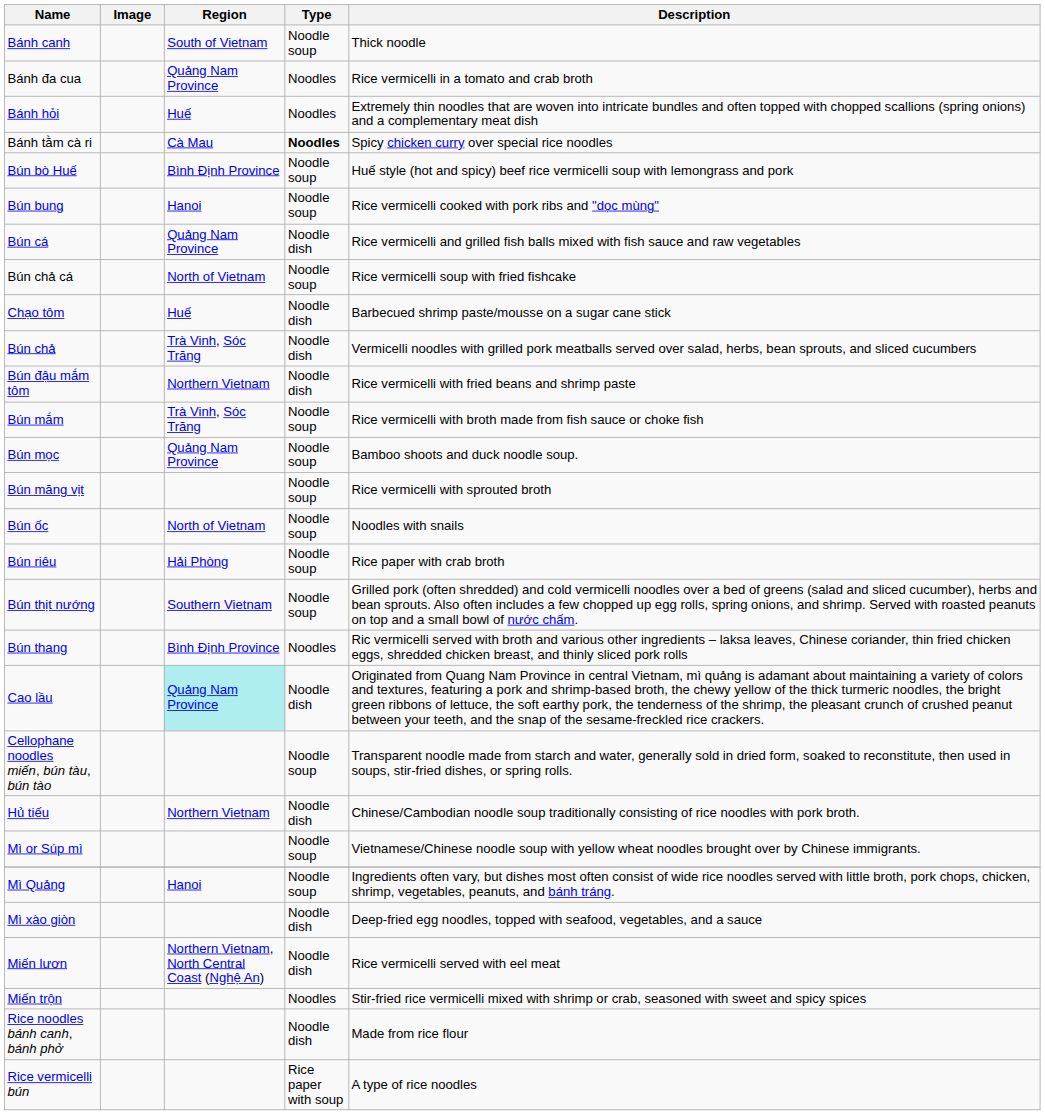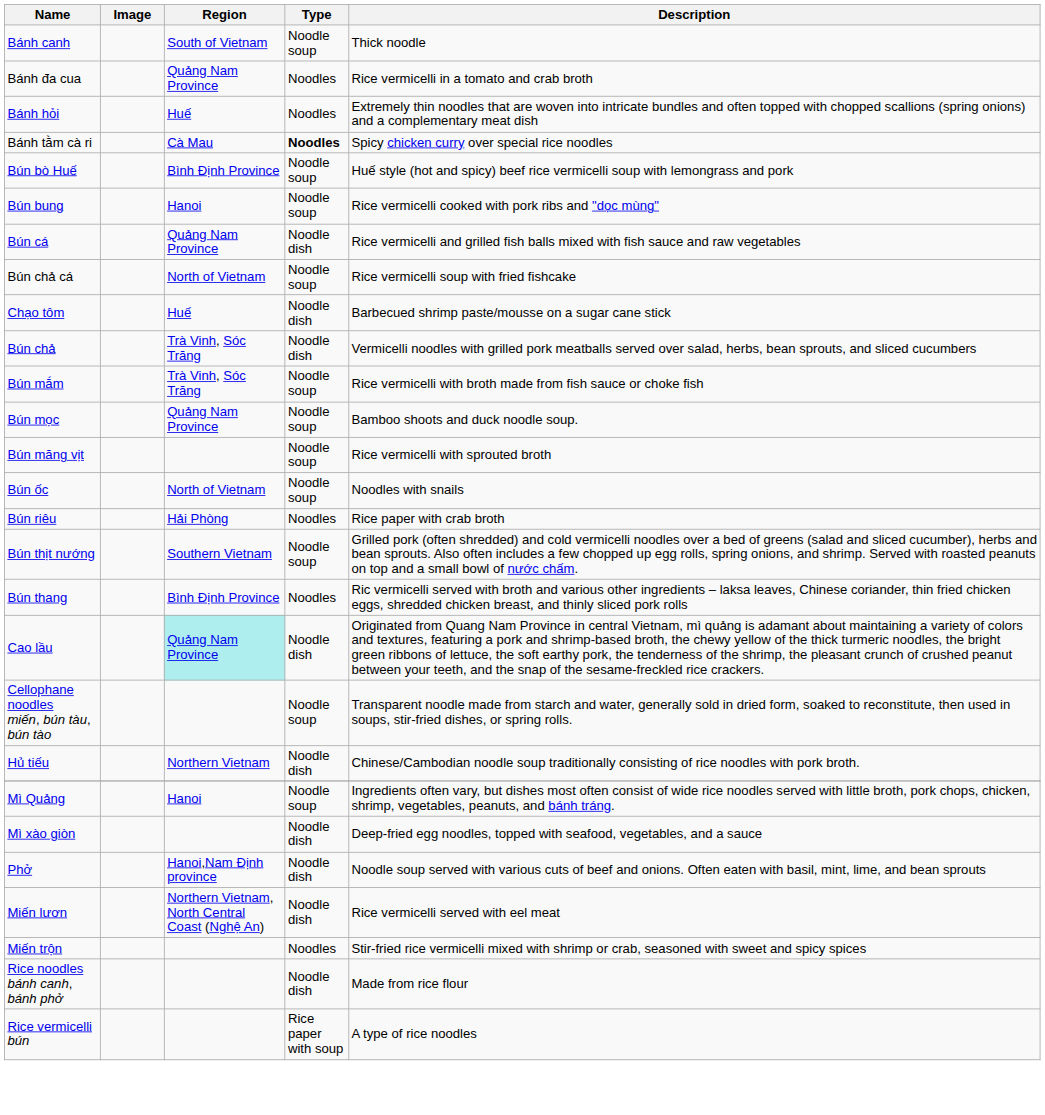- row: (48, 384)
(309, 561) Noodle soup -> (312, 518) Noodles
- row: (45, 849)
+ row: (20, 869)
